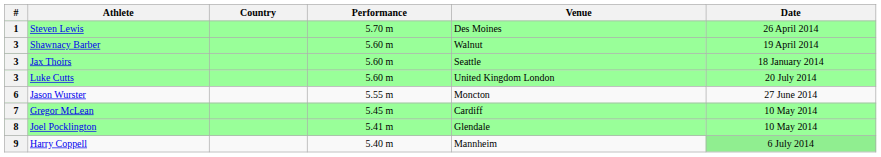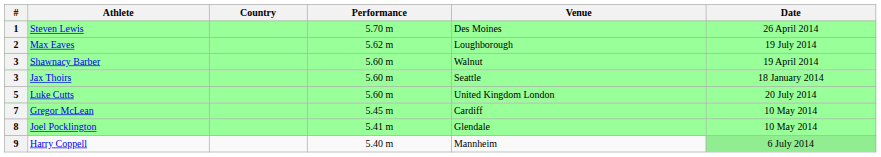+ row: (52, 45)
(16, 78) 3 -> (16, 95) 5
- row: (58, 95)
